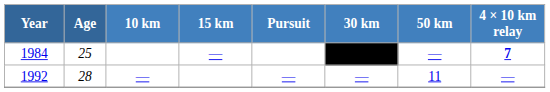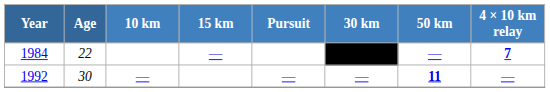(85, 54) 25 -> (85, 54) 22
(85, 76) 28 -> (85, 76) 30
(435, 76) normal -> (435, 76) bold
